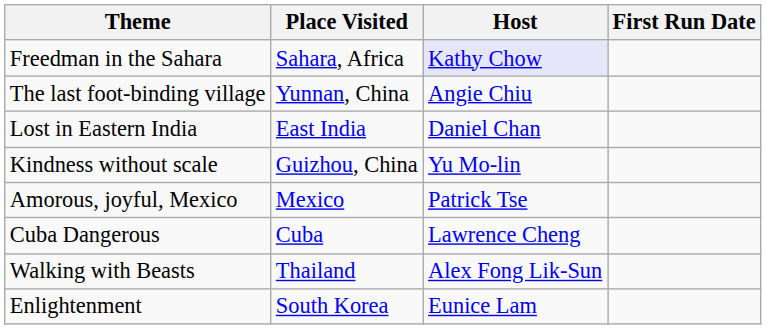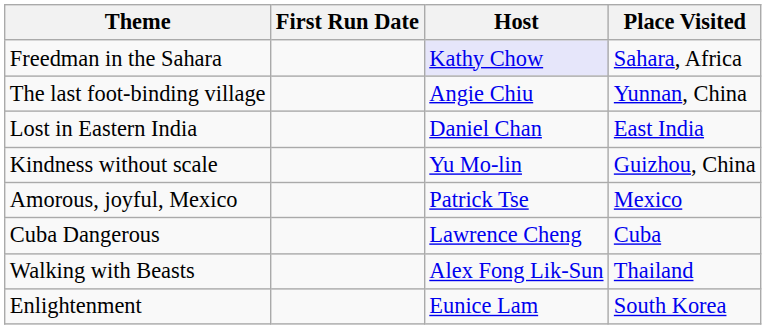columns swapped: (347, 22) <-> (684, 22)
